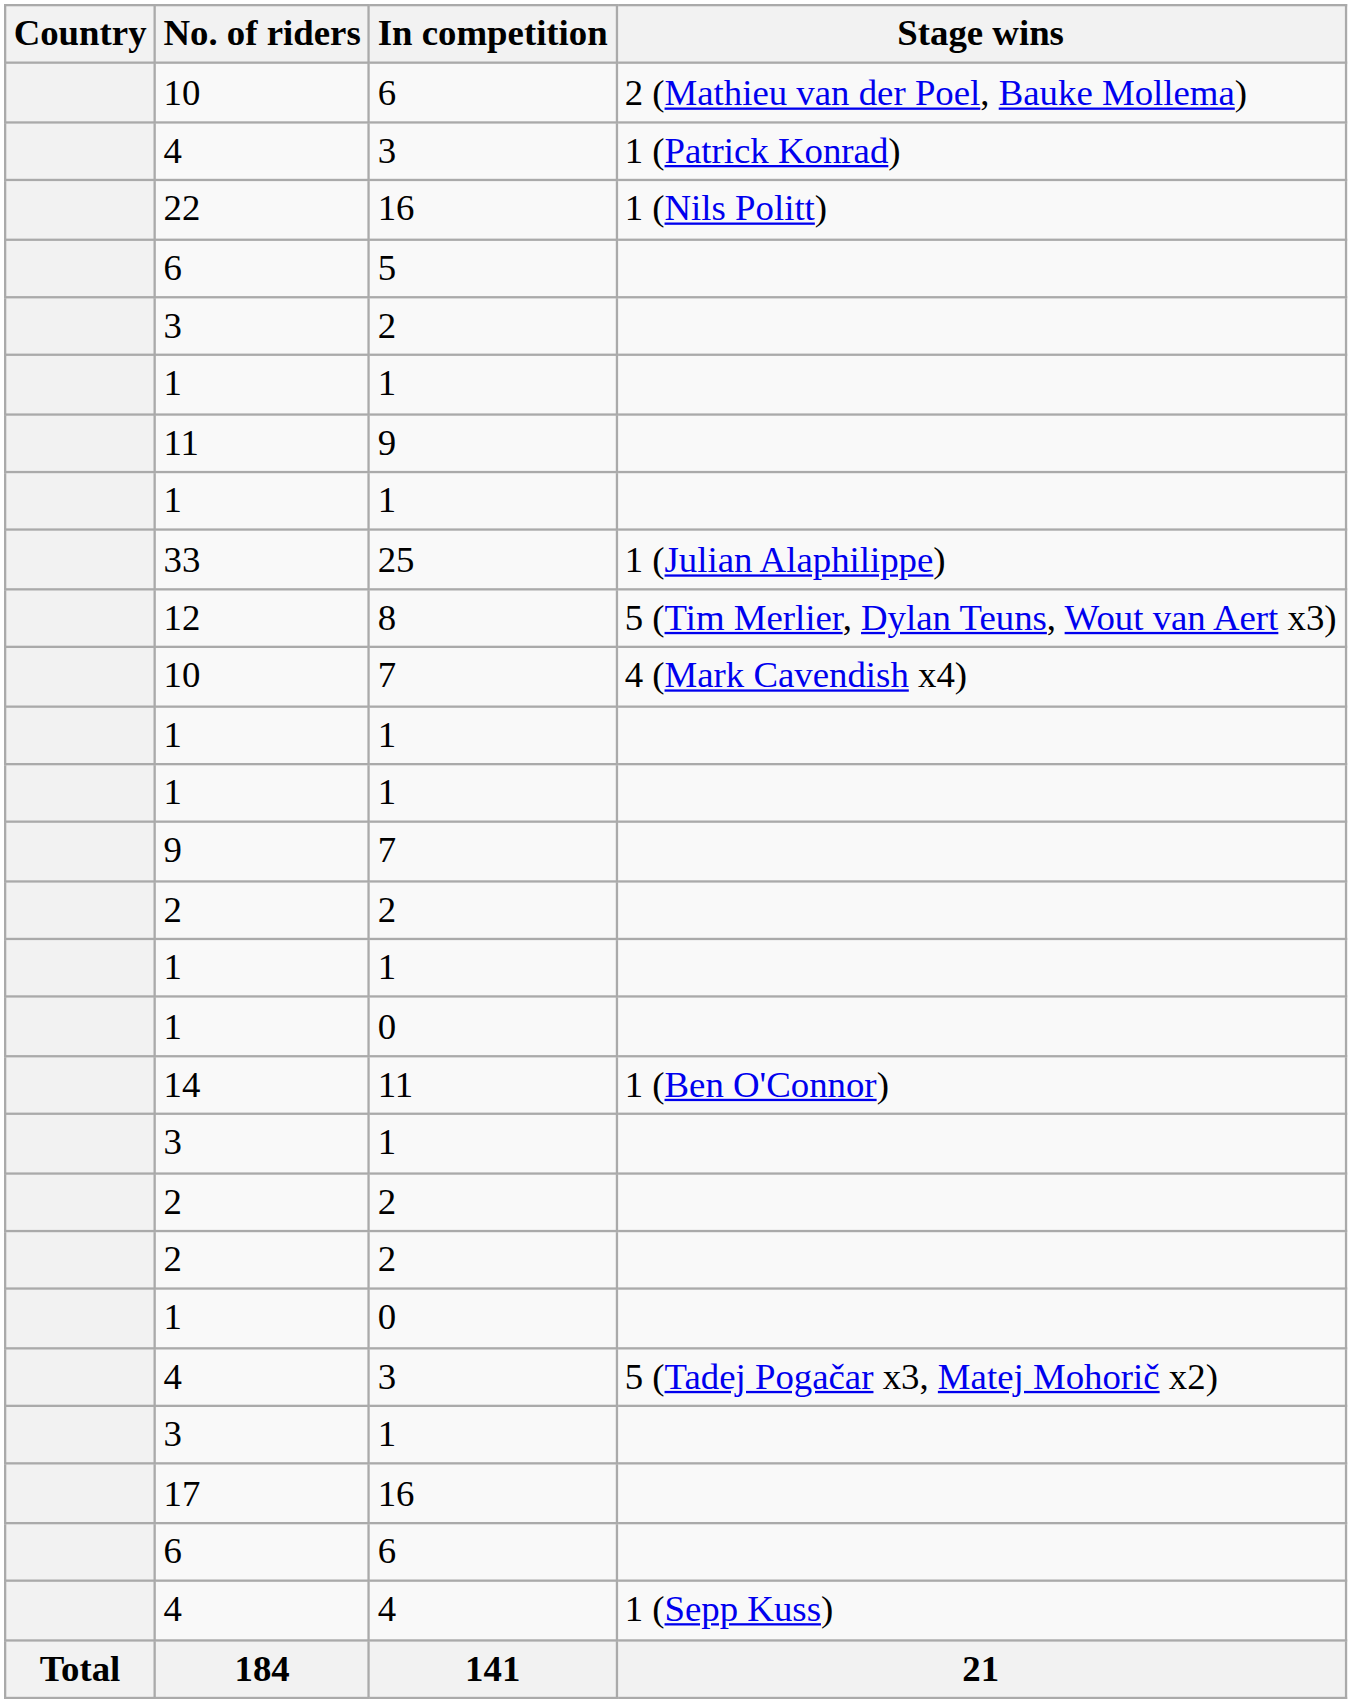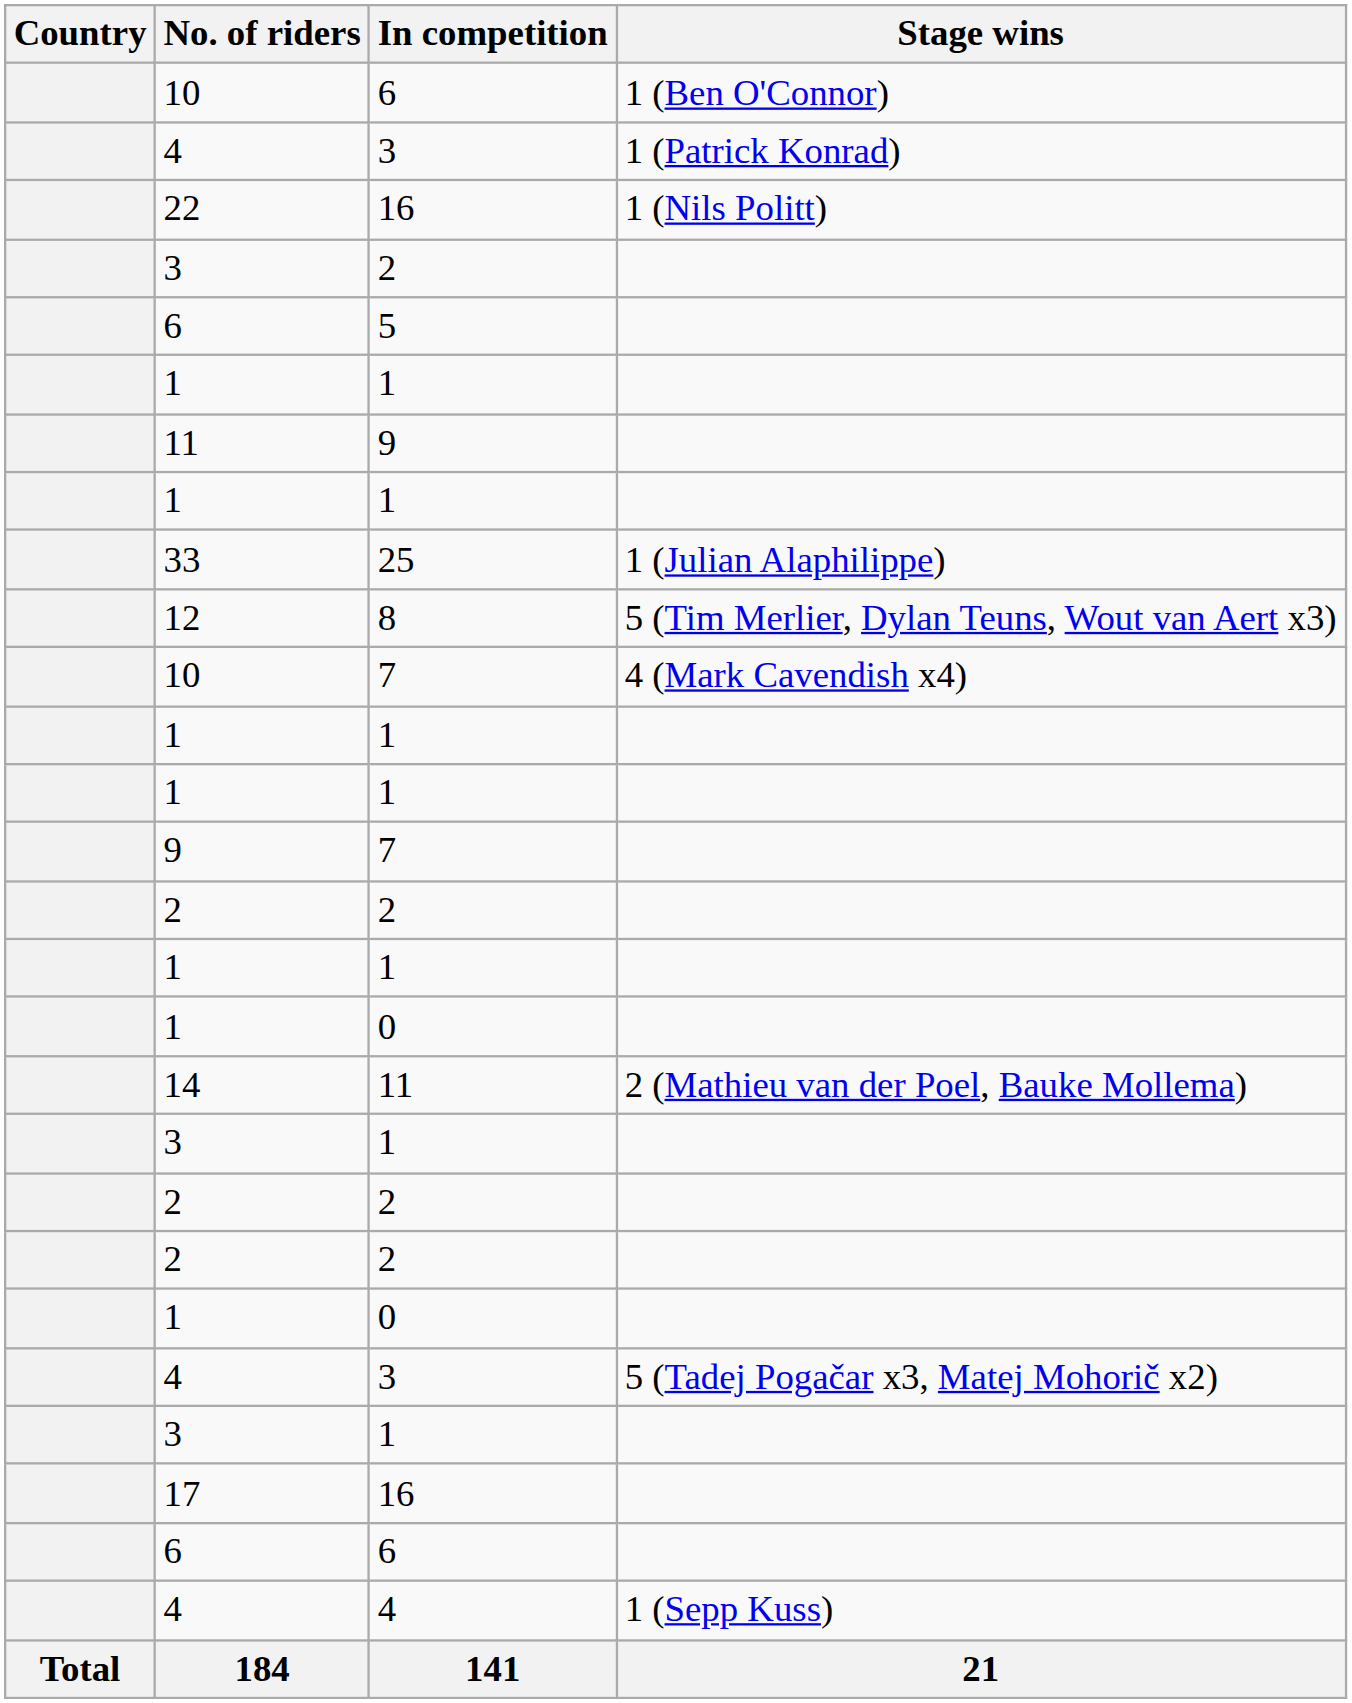(936, 92) 2 (Mathieu van der Poel, Bauke Mollema) -> (757, 92) 1 (Ben O'Connor)
rows swapped: (173, 325) <-> (173, 267)
(757, 1084) 1 (Ben O'Connor) -> (936, 1084) 2 (Mathieu van der Poel, Bauke Mollema)
